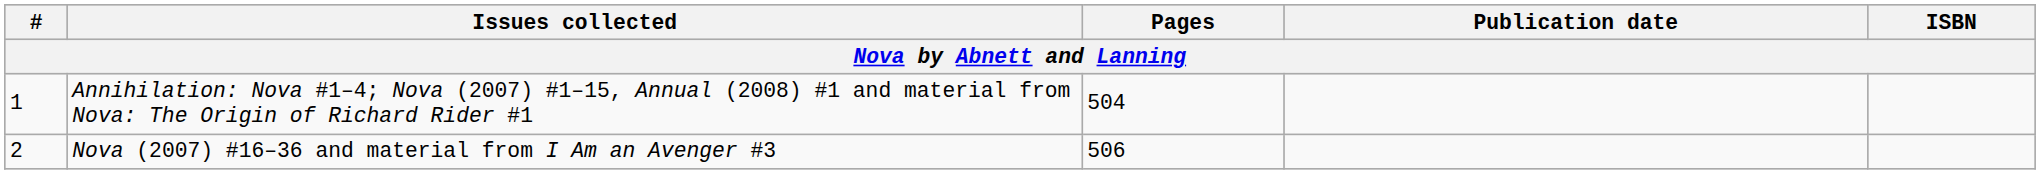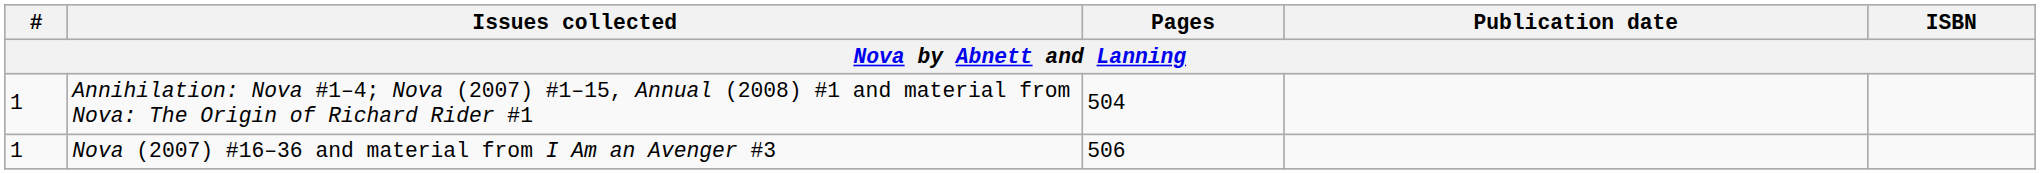(16, 151) 2 -> (16, 151) 1
